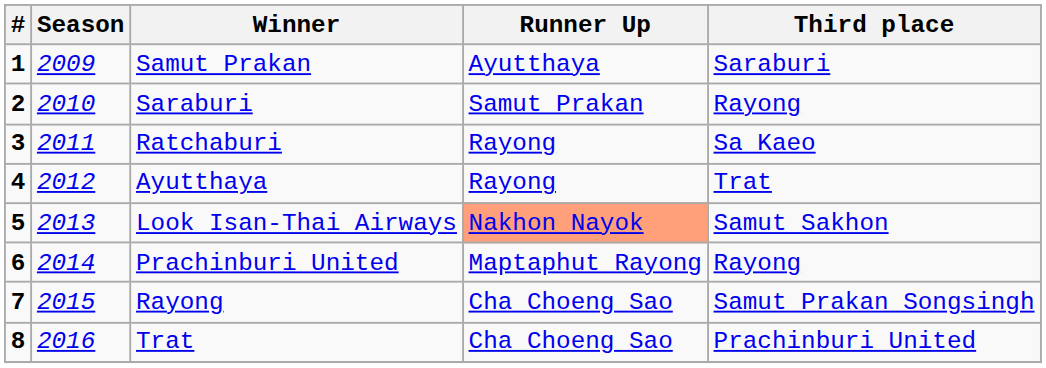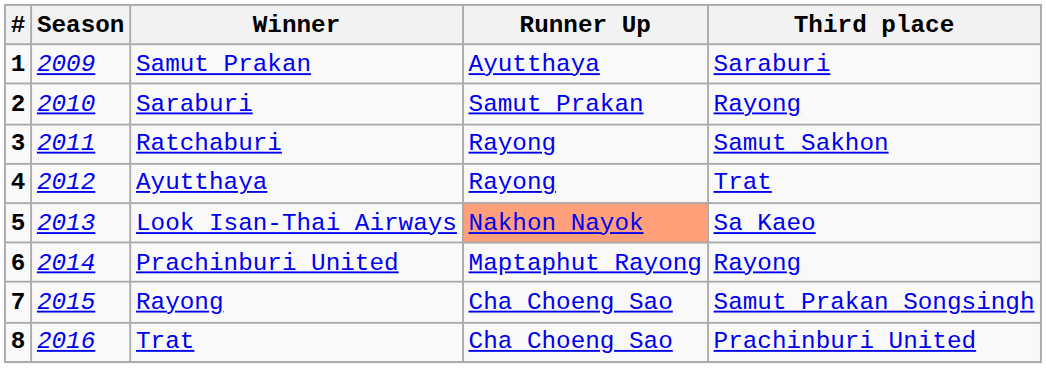(765, 144) Sa Kaeo -> (801, 144) Samut Sakhon
(801, 223) Samut Sakhon -> (765, 223) Sa Kaeo
